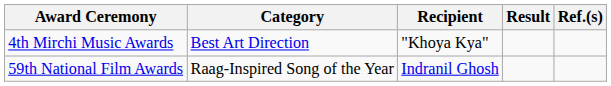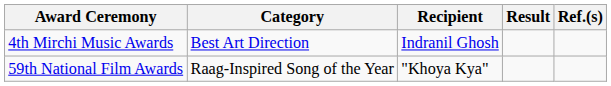(445, 42) "Khoya Kya" -> (450, 42) Indranil Ghosh
(450, 68) Indranil Ghosh -> (445, 68) "Khoya Kya"
